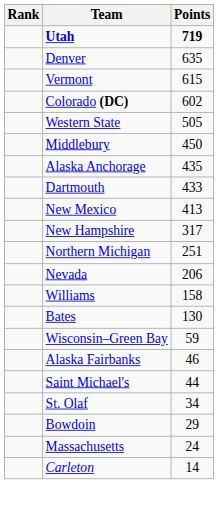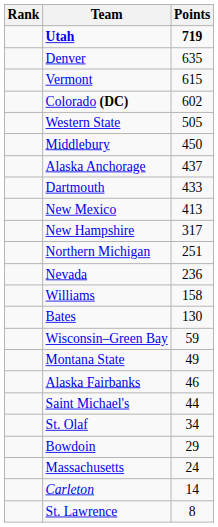(192, 166) 435 -> (192, 166) 437
(192, 274) 206 -> (192, 274) 236
+ row: (85, 360)
+ row: (81, 511)
